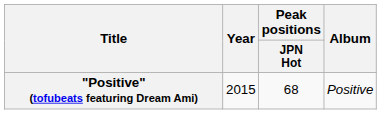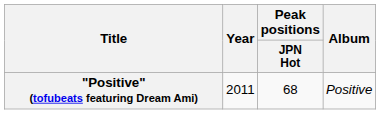(241, 90) 2015 -> (240, 90) 2011
